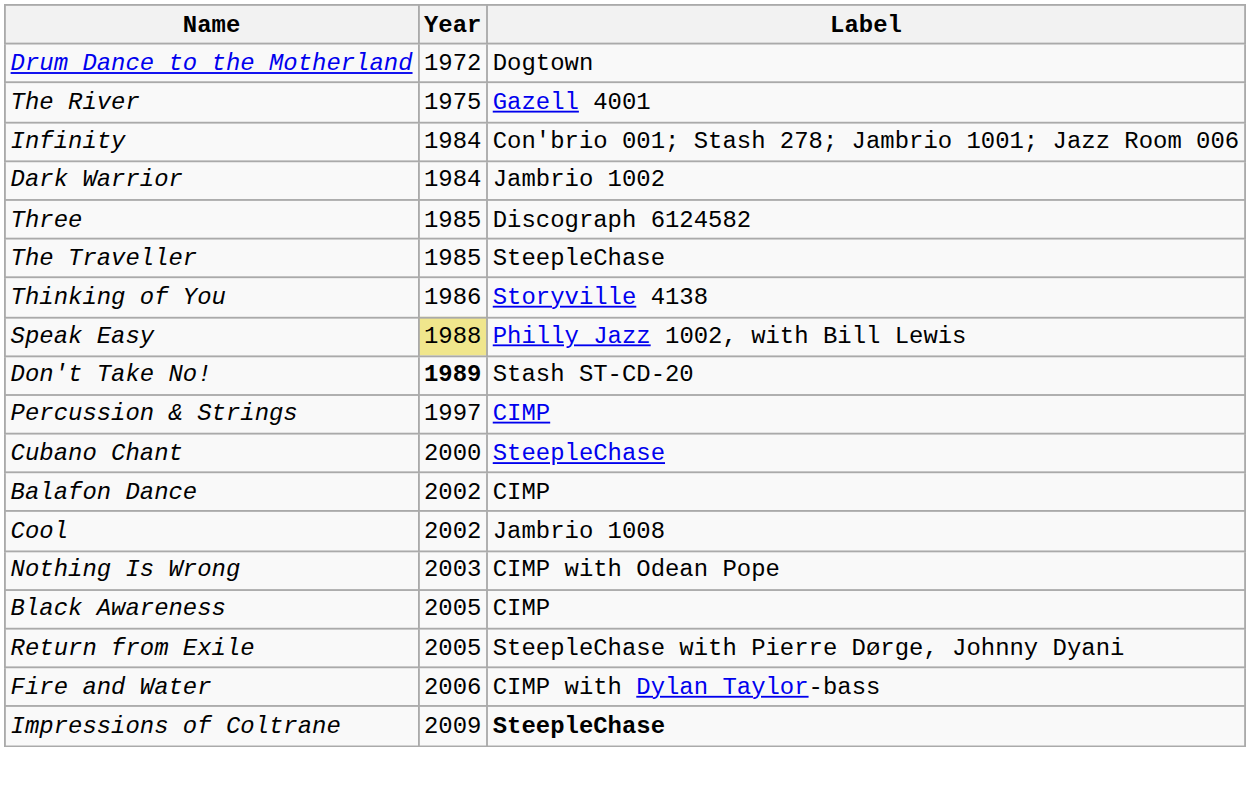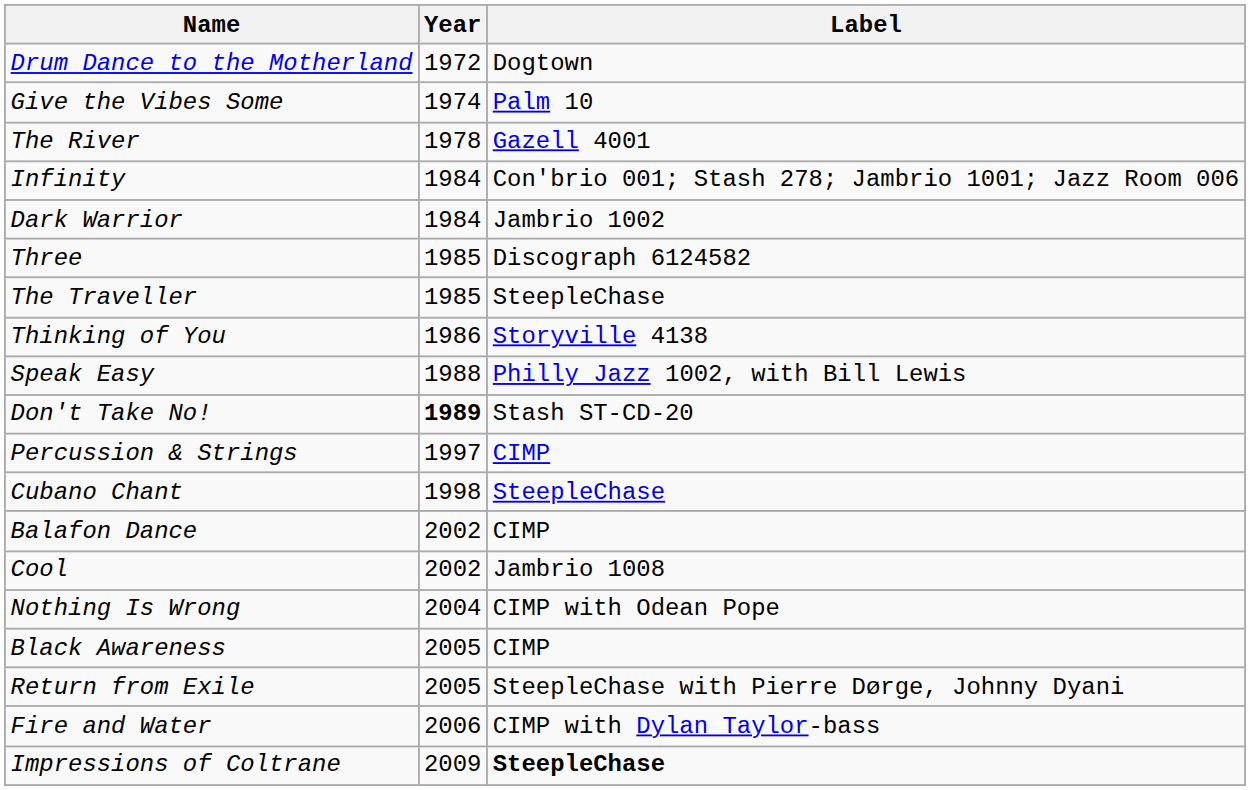+ row: (147, 102)
(453, 102) 1975 -> (453, 141) 1978
(453, 336) khaki background -> (453, 375) no background
(453, 453) 2000 -> (453, 492) 1998
(453, 570) 2003 -> (453, 609) 2004
